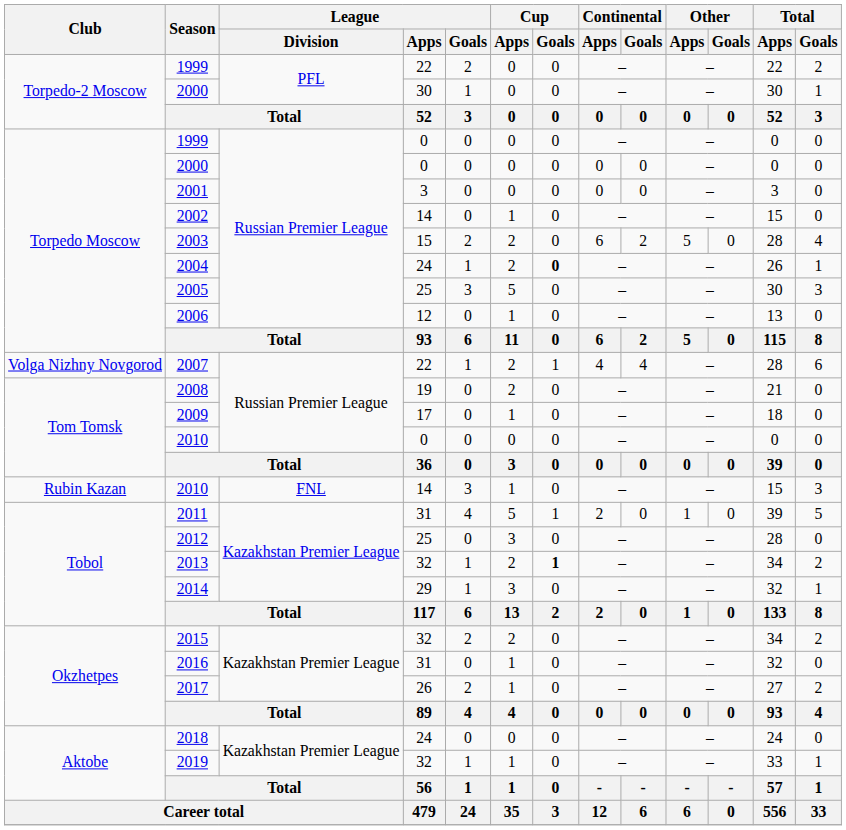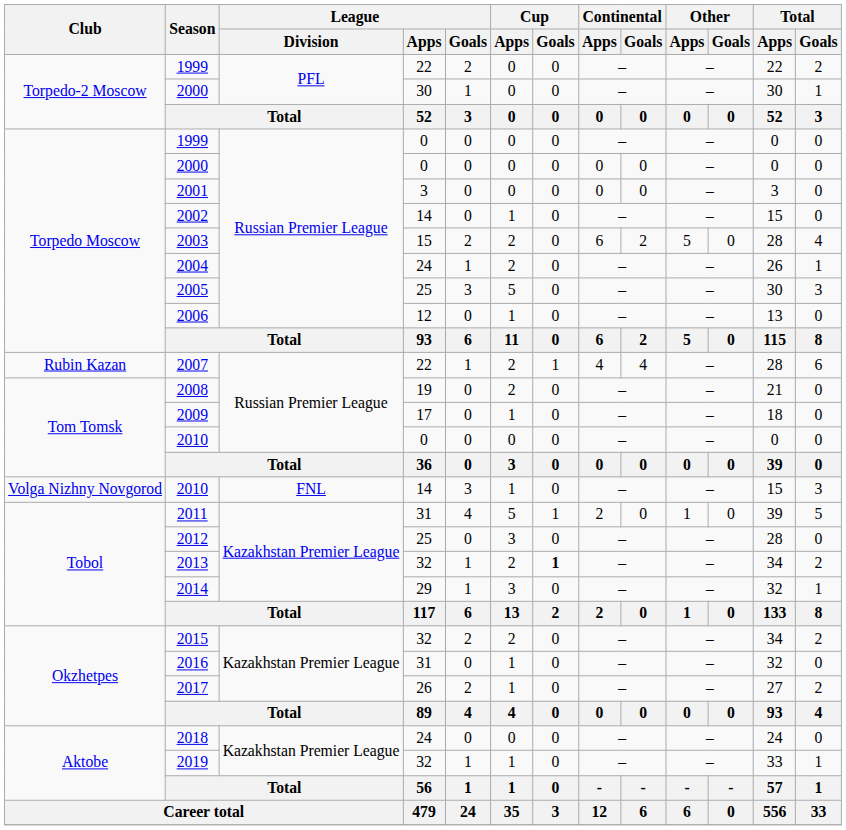(556, 265) bold -> (556, 265) normal
(85, 365) Volga Nizhny Novgorod -> (85, 365) Rubin Kazan
(85, 489) Rubin Kazan -> (85, 489) Volga Nizhny Novgorod
